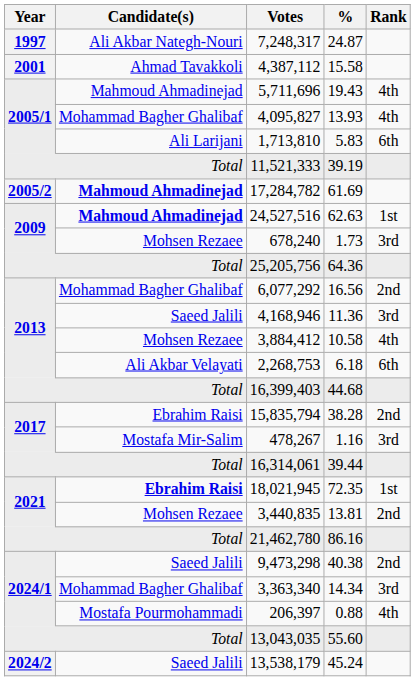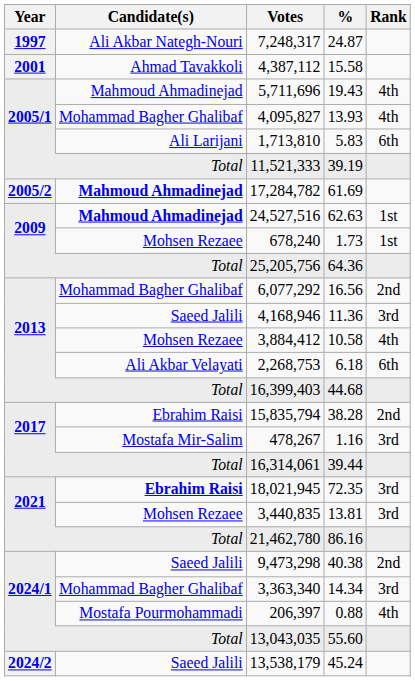(388, 240) 3rd -> (388, 240) 1st
(388, 489) 1st -> (388, 489) 3rd
(388, 514) 2nd -> (388, 514) 3rd
